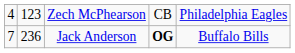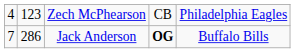(31, 36) 236 -> (31, 36) 286
